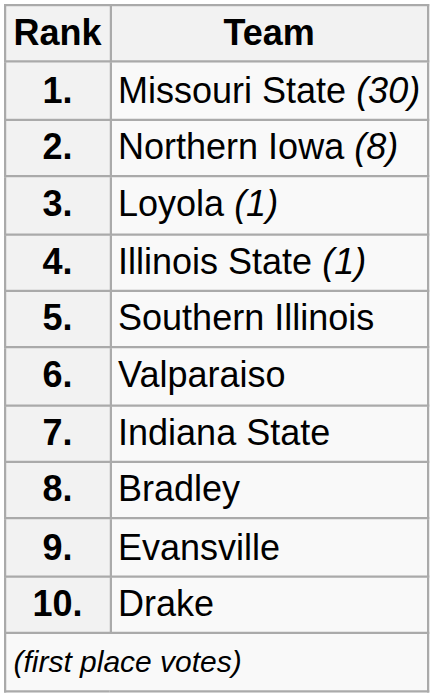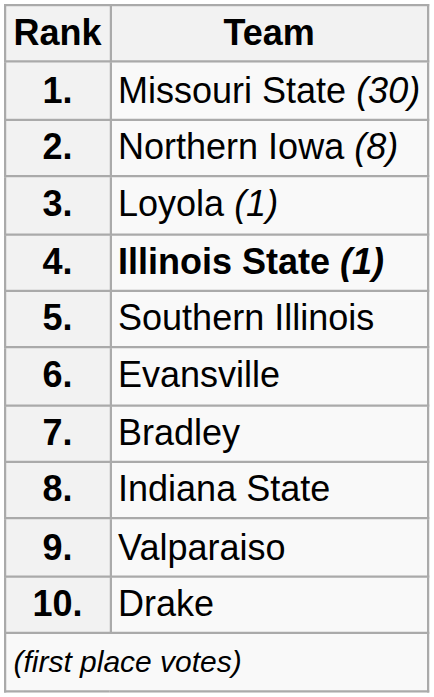(242, 261) normal -> (251, 261) bold
(202, 375) Valparaiso -> (199, 375) Evansville
(224, 432) Indiana State -> (179, 432) Bradley
(179, 489) Bradley -> (224, 489) Indiana State
(199, 546) Evansville -> (202, 546) Valparaiso
